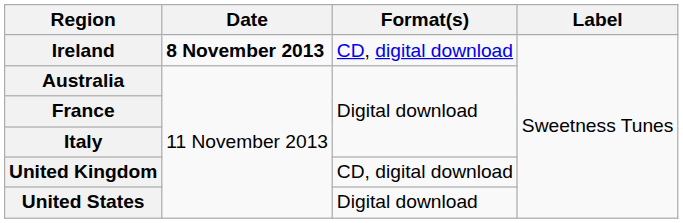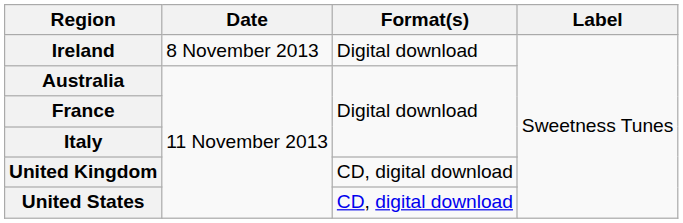(245, 50) bold -> (242, 50) normal
(425, 50) CD, digital download -> (407, 50) Digital download
(407, 202) Digital download -> (425, 202) CD, digital download
